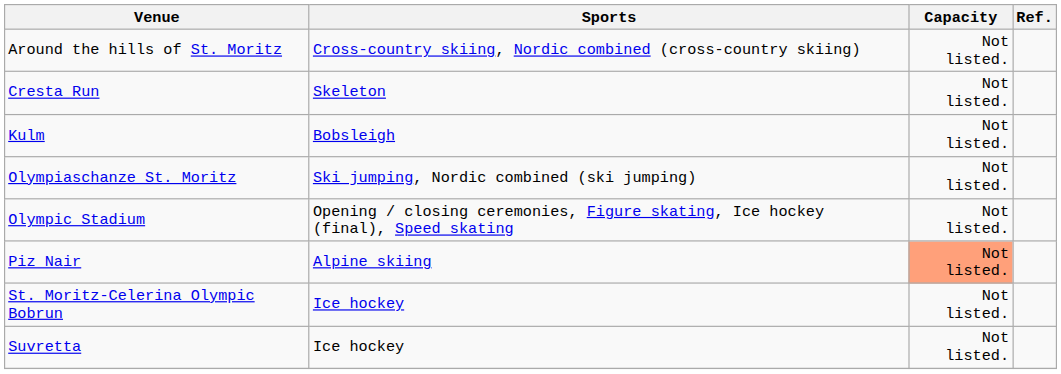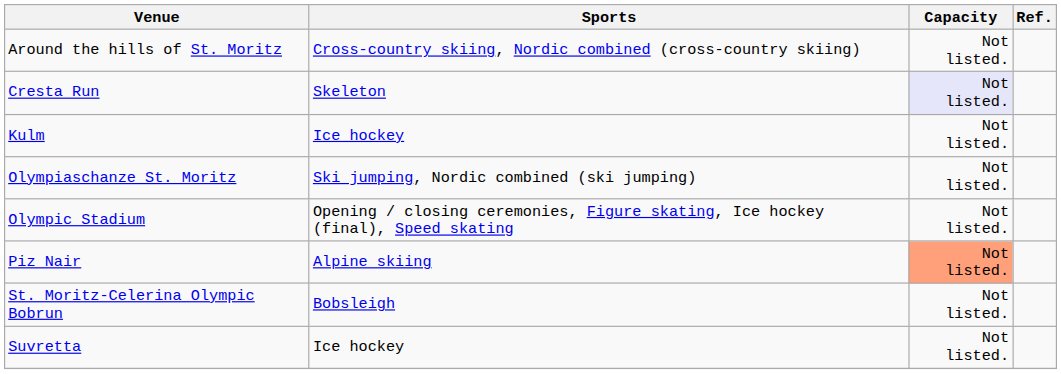(977, 93) no background -> (977, 93) lavender background
(354, 135) Bobsleigh -> (359, 135) Ice hockey
(359, 305) Ice hockey -> (354, 305) Bobsleigh
